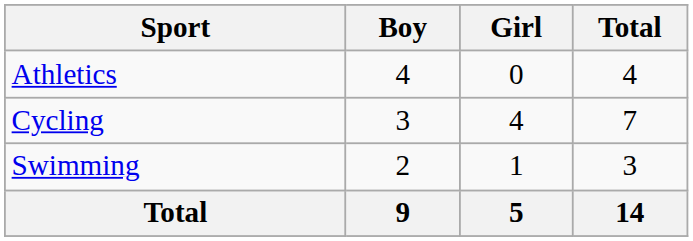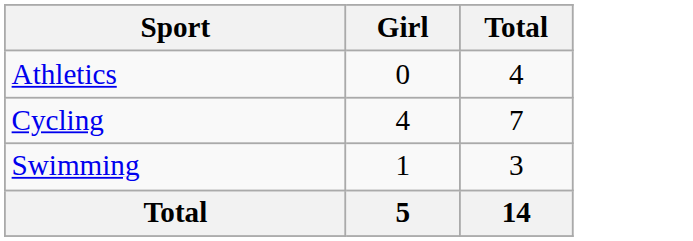- column: (403, 27)
